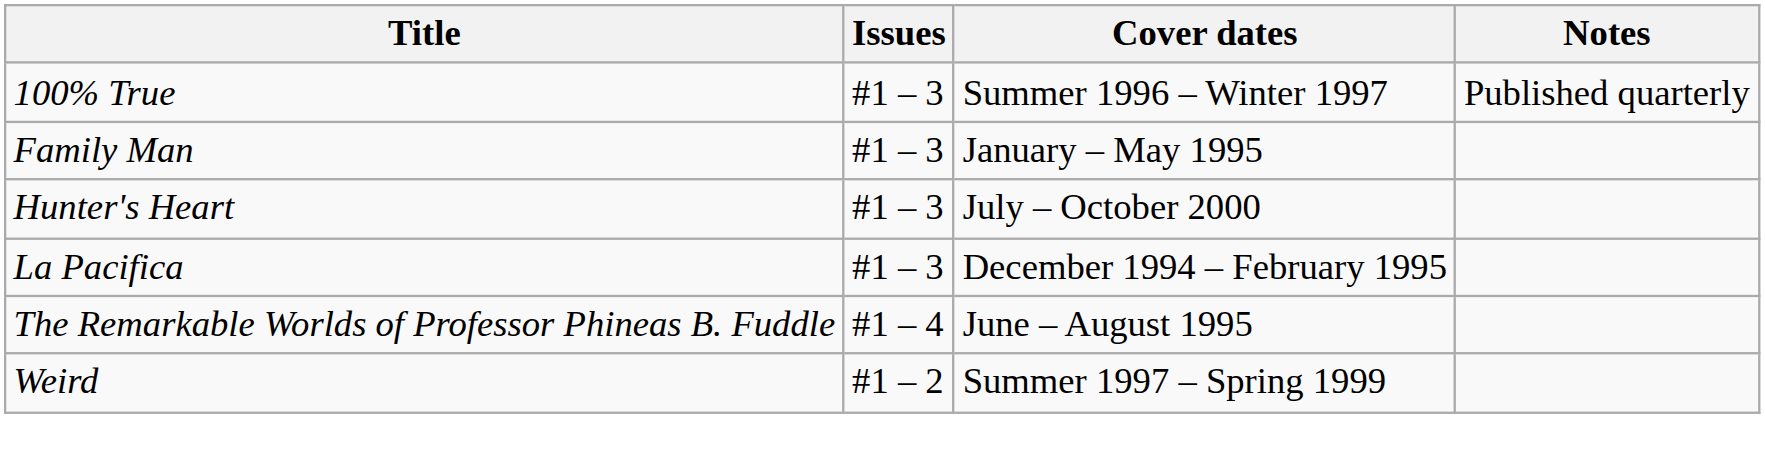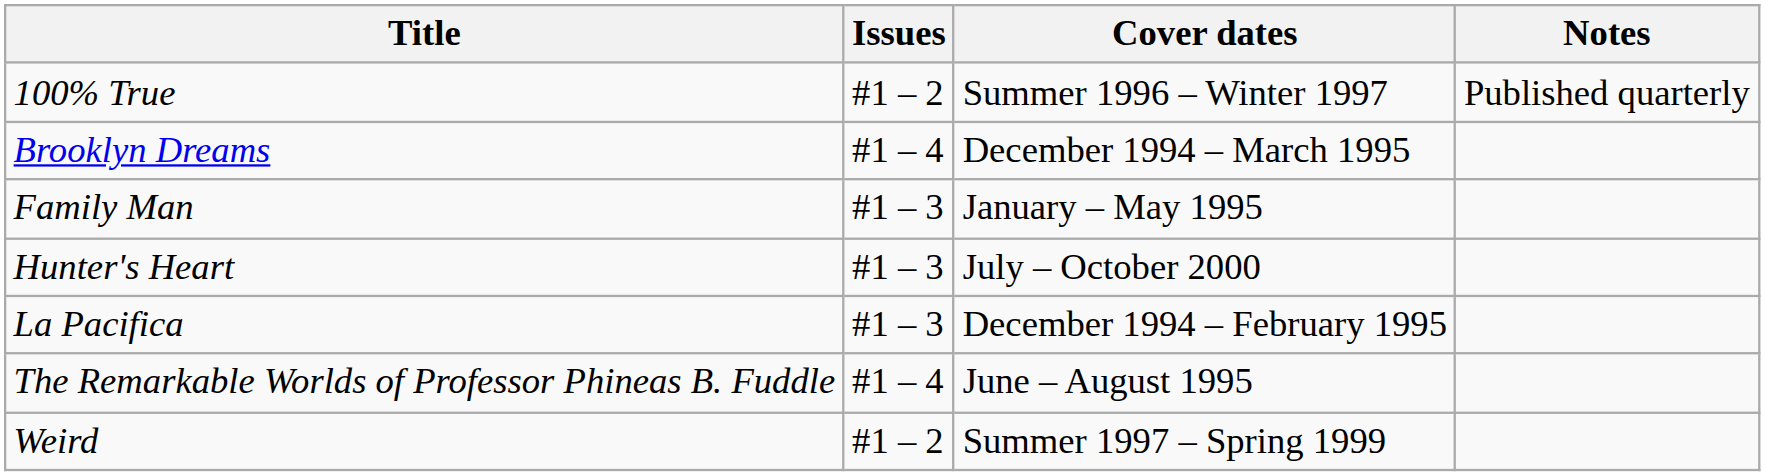(898, 91) #1 – 3 -> (898, 91) #1 – 2
+ row: (142, 149)
